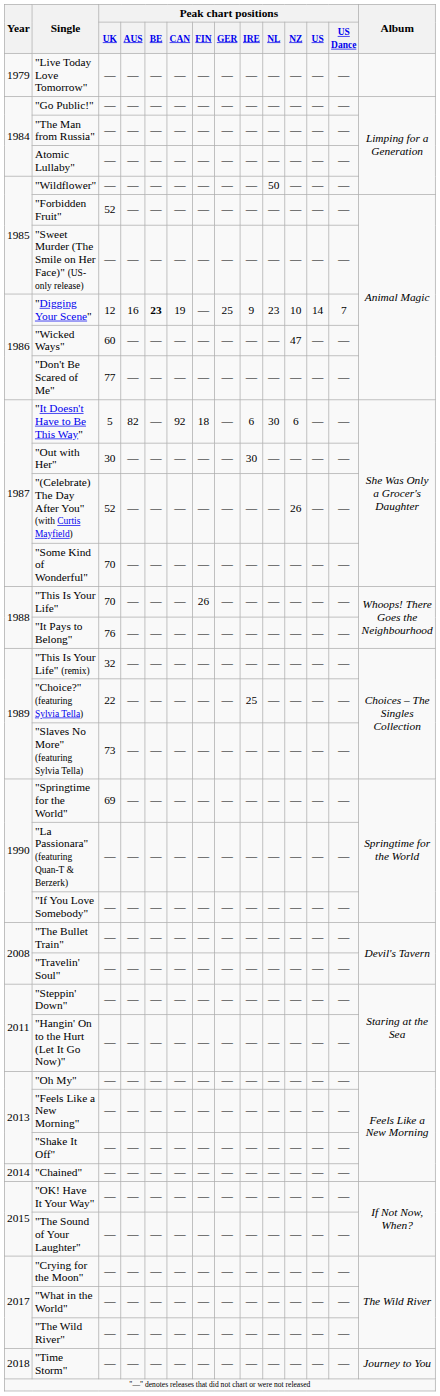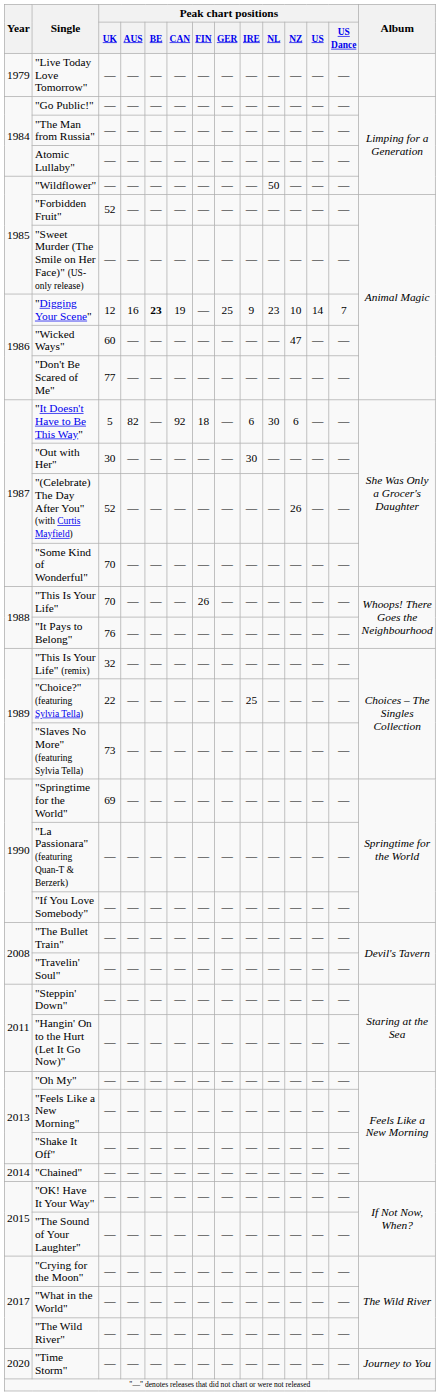(18, 1363) 2018 -> (18, 1363) 2020
